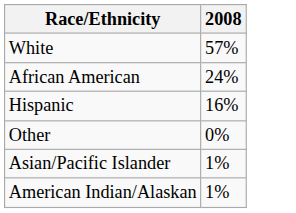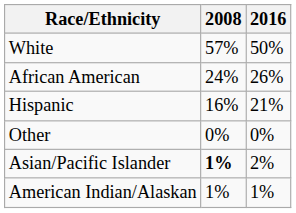+ column: (268, 18)
(217, 163) normal -> (219, 163) bold
